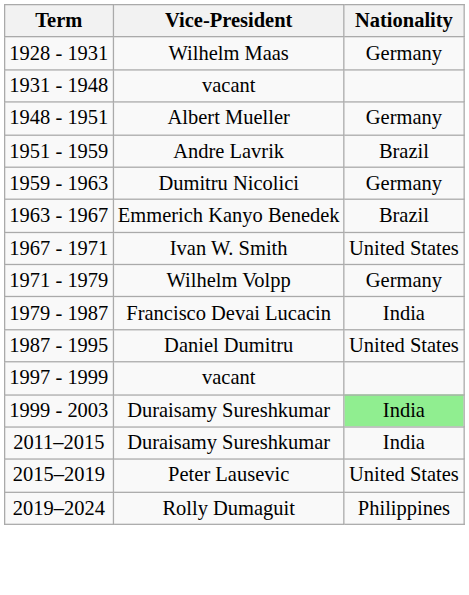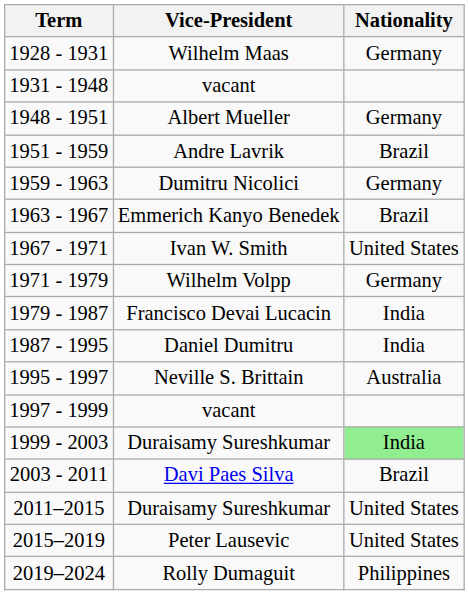(404, 345) United States -> (404, 345) India
+ row: (59, 378)
+ row: (59, 475)
(404, 442) India -> (404, 507) United States
